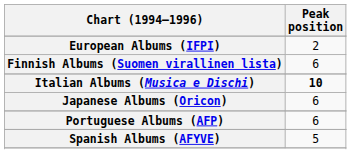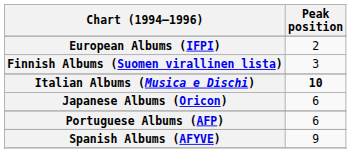(316, 64) 6 -> (316, 64) 3
(316, 139) 5 -> (316, 139) 9
